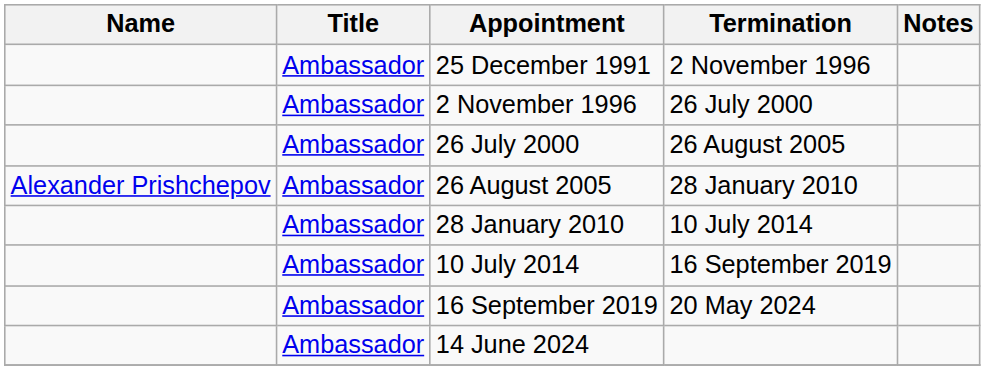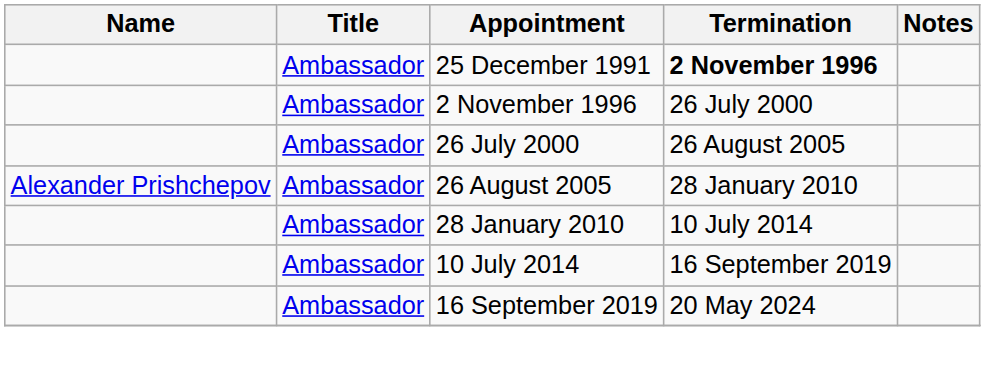(770, 64) normal -> (774, 64) bold
- row: (512, 345)
